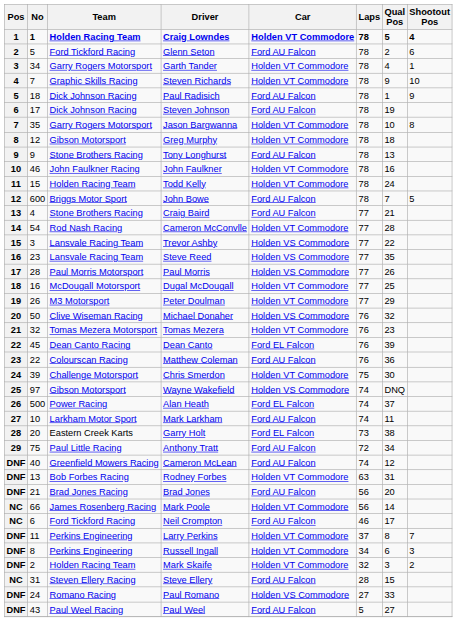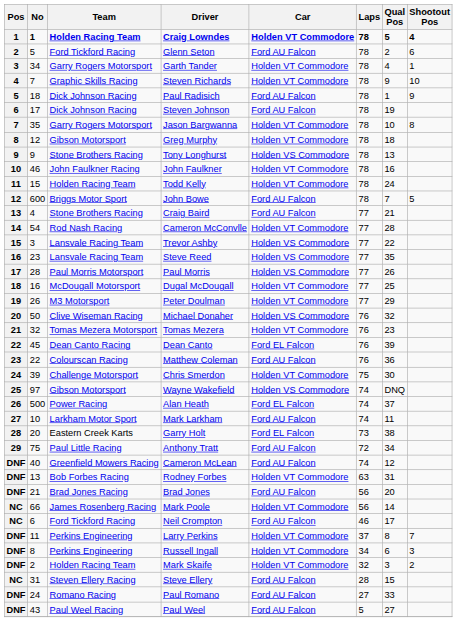(283, 154) Ford AU Falcon -> (300, 154) Holden VS Commodore
(300, 595) Holden VS Commodore -> (283, 595) Ford AU Falcon
